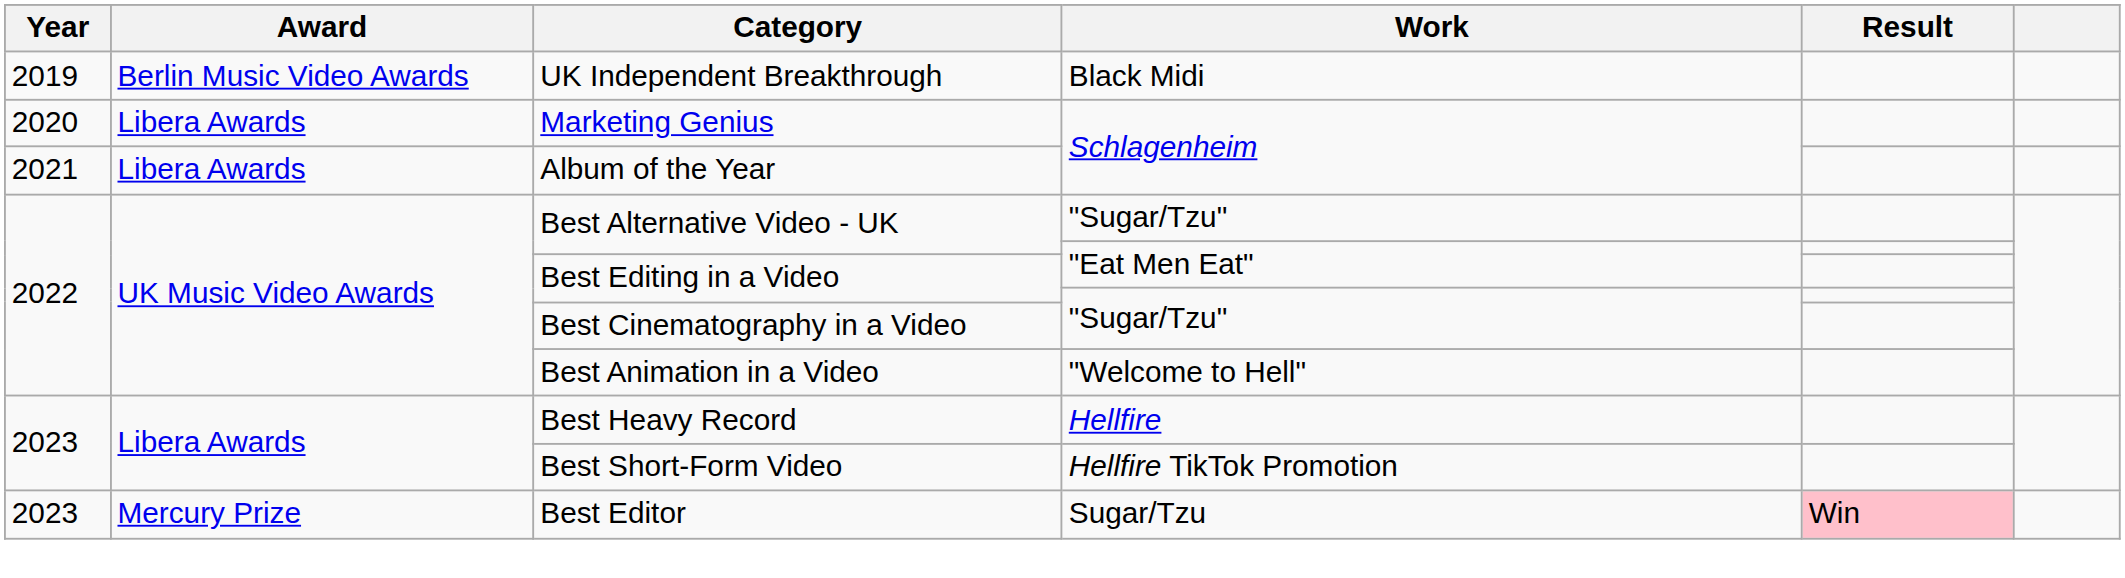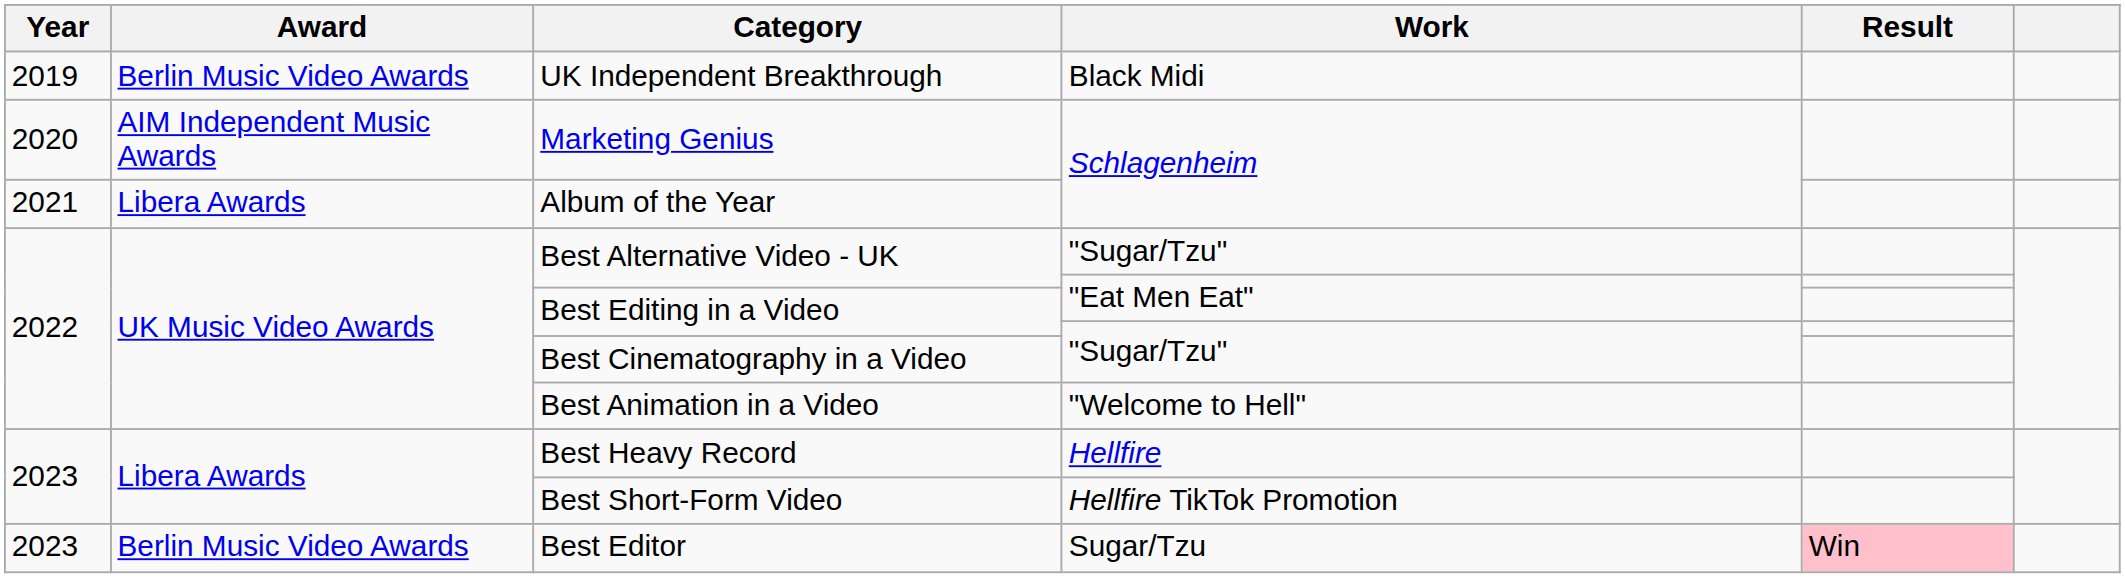(212, 122) Libera Awards -> (274, 139) AIM Independent Music Awards
(209, 513) Mercury Prize -> (293, 547) Berlin Music Video Awards
